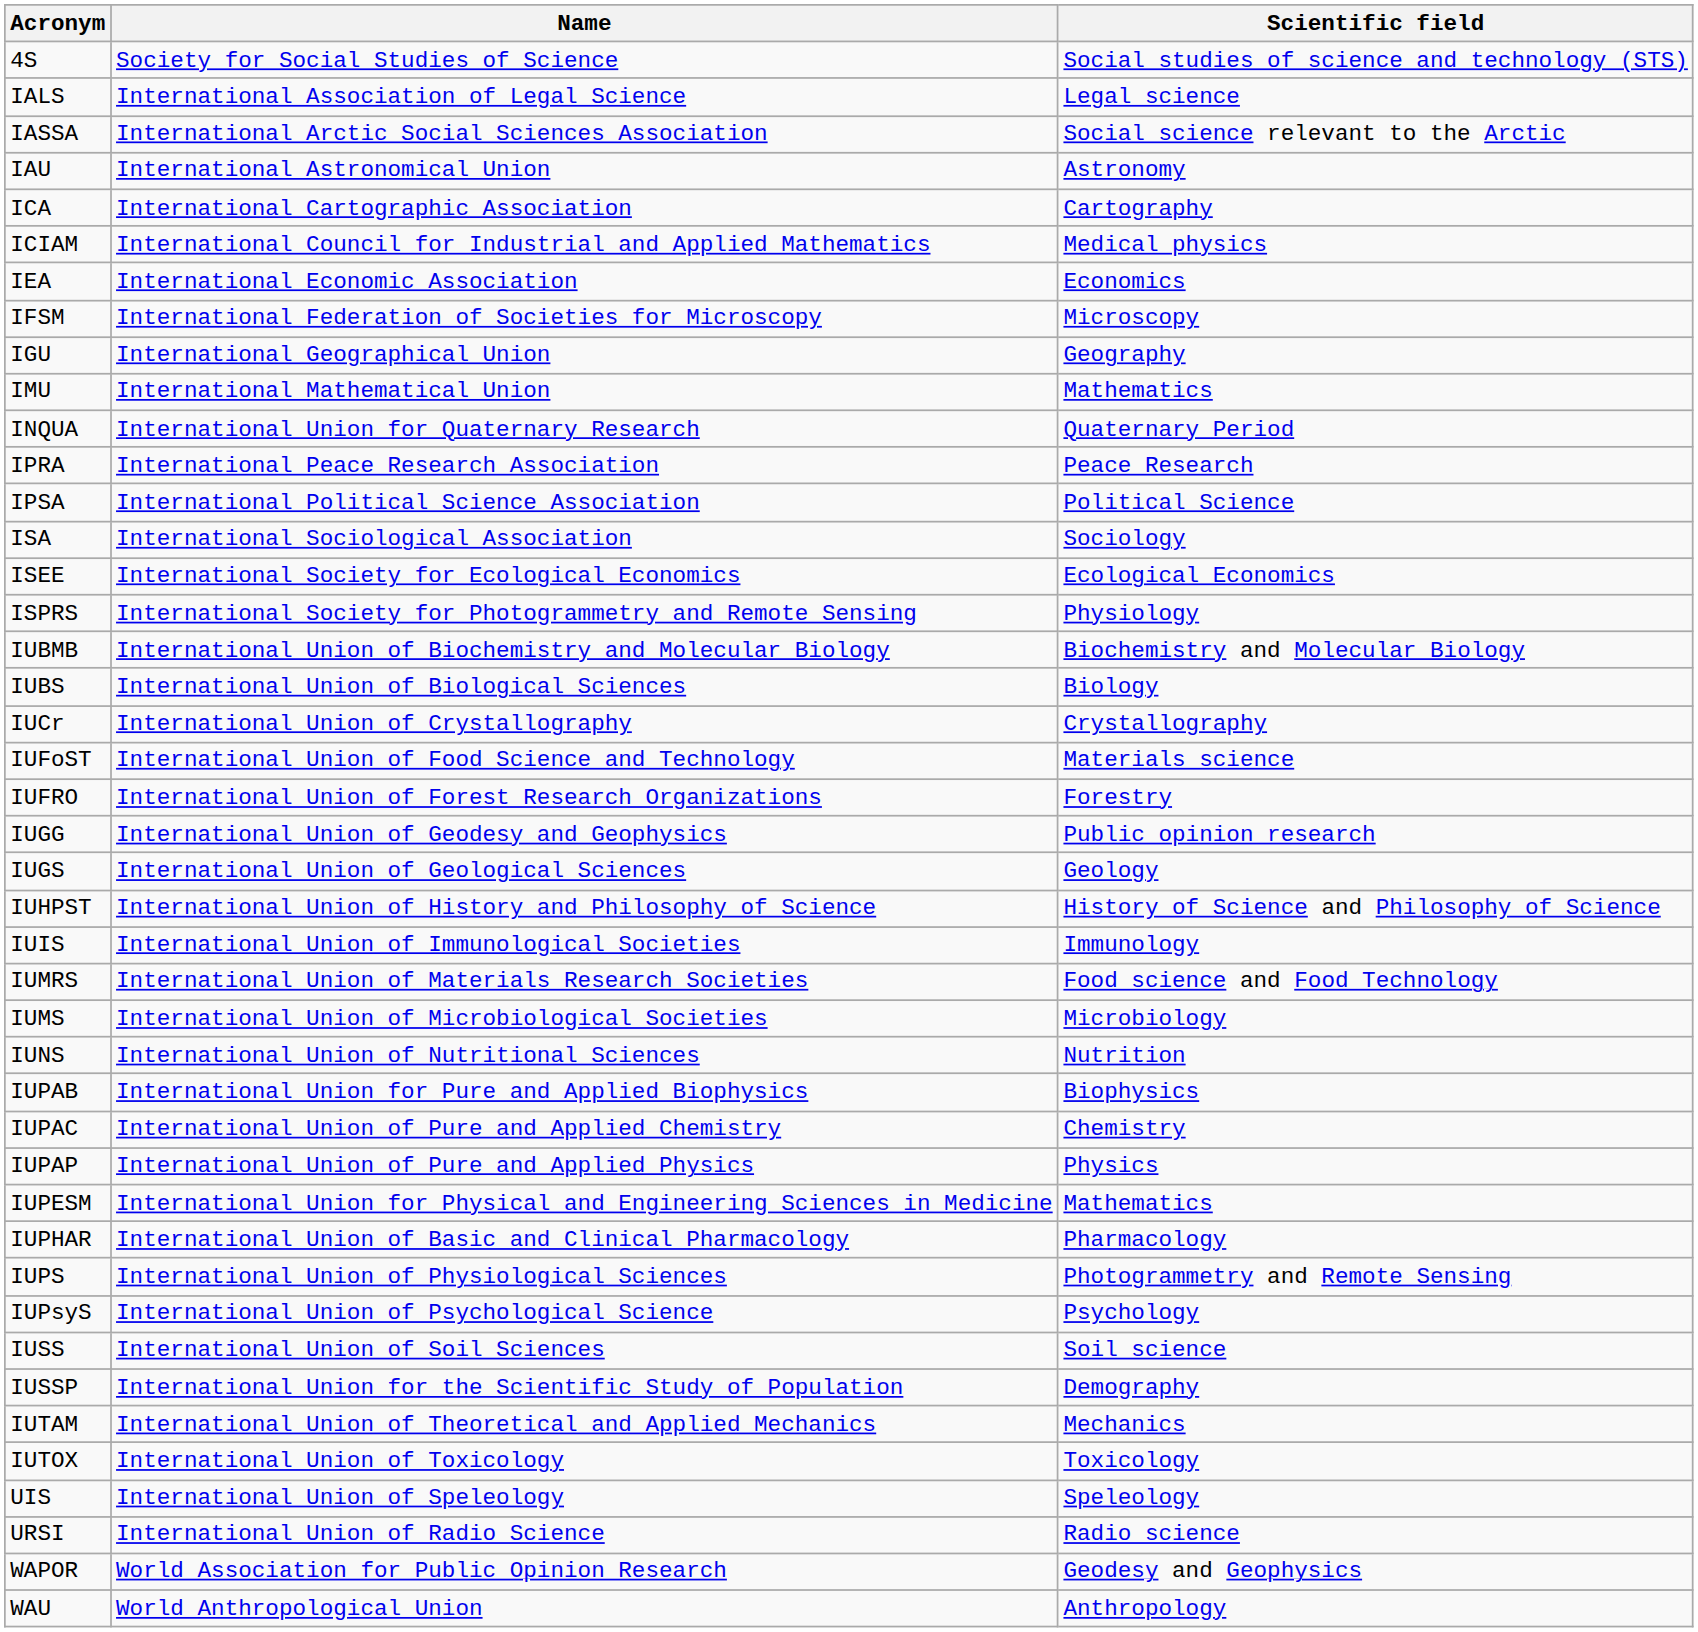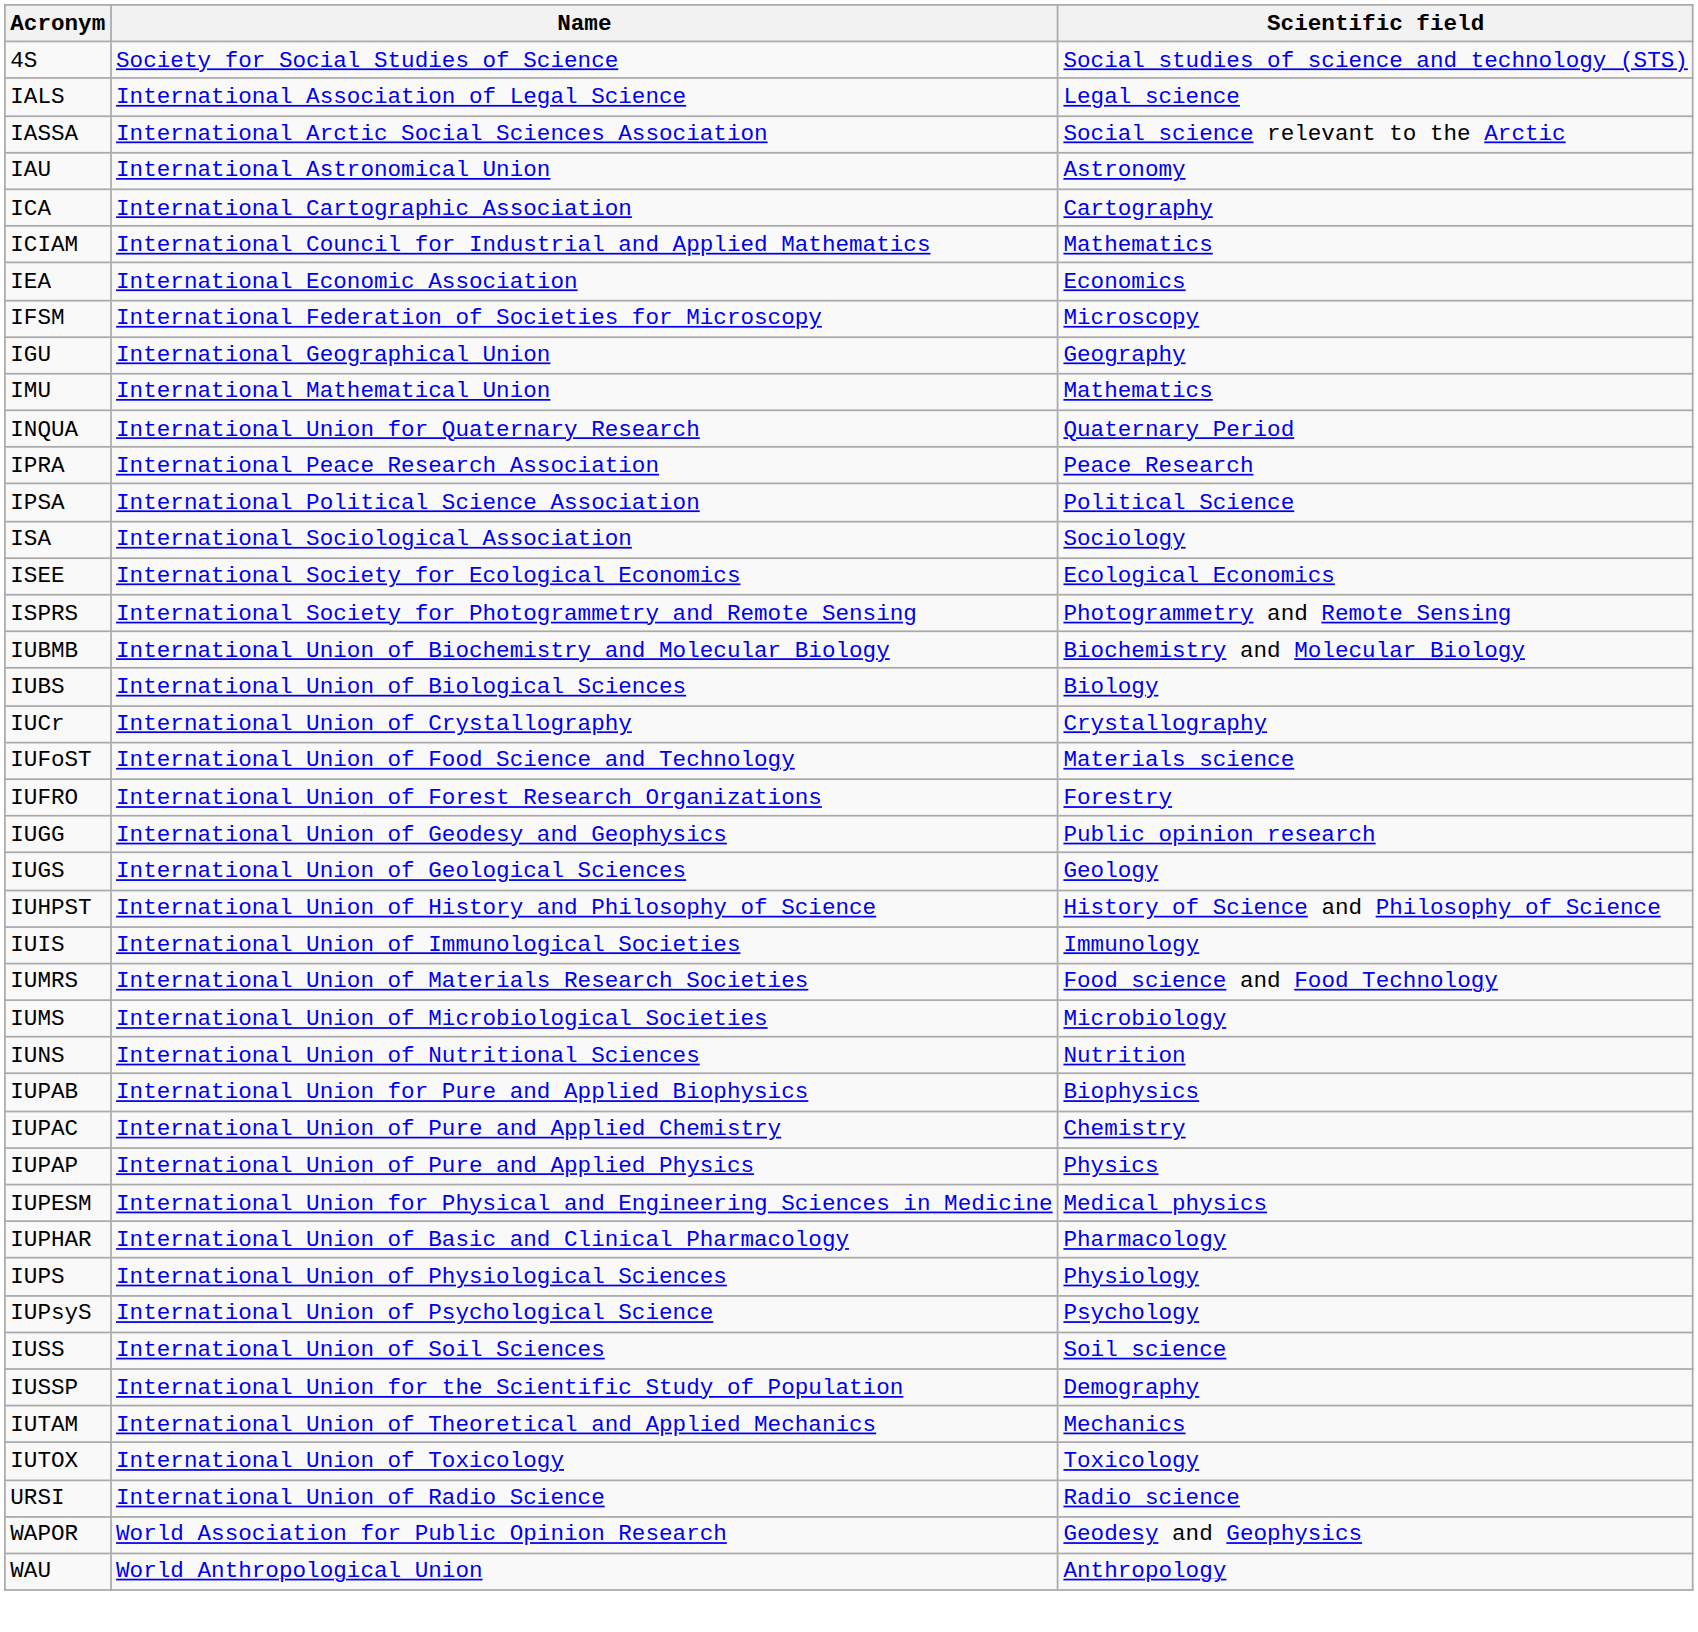(1165, 245) Medical physics -> (1138, 245) Mathematics
(1131, 613) Physiology -> (1287, 613) Photogrammetry and Remote Sensing
(1138, 1203) Mathematics -> (1165, 1203) Medical physics
(1287, 1277) Photogrammetry and Remote Sensing -> (1131, 1277) Physiology
- row: (31, 1498)
